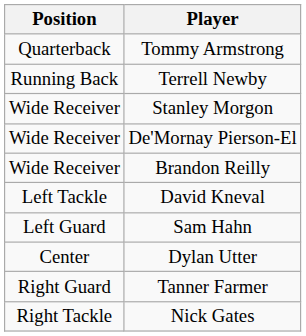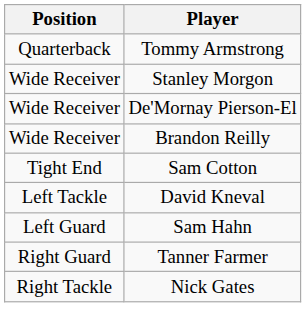- row: (213, 78)
+ row: (213, 167)
- row: (213, 256)
